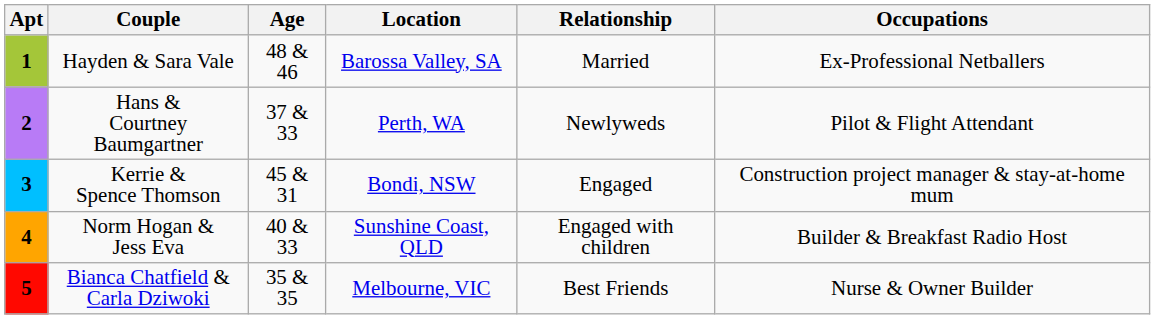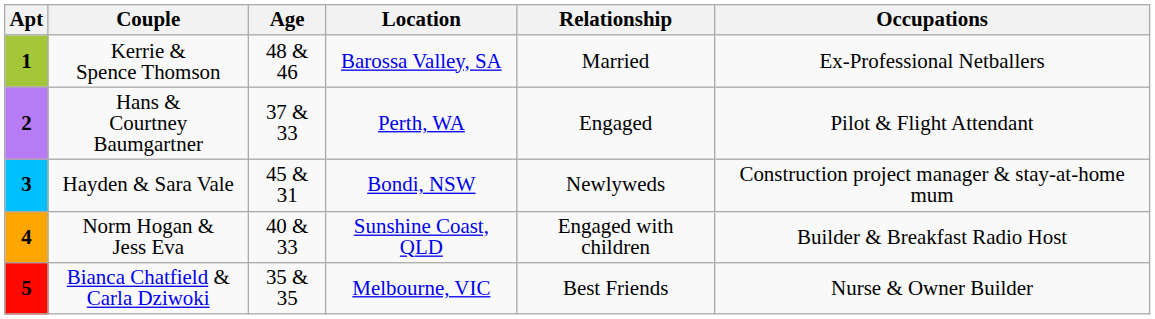(148, 60) Hayden & Sara Vale -> (148, 60) Kerrie & Spence Thomson
(616, 122) Newlyweds -> (616, 122) Engaged
(148, 185) Kerrie & Spence Thomson -> (148, 185) Hayden & Sara Vale
(616, 185) Engaged -> (616, 185) Newlyweds
